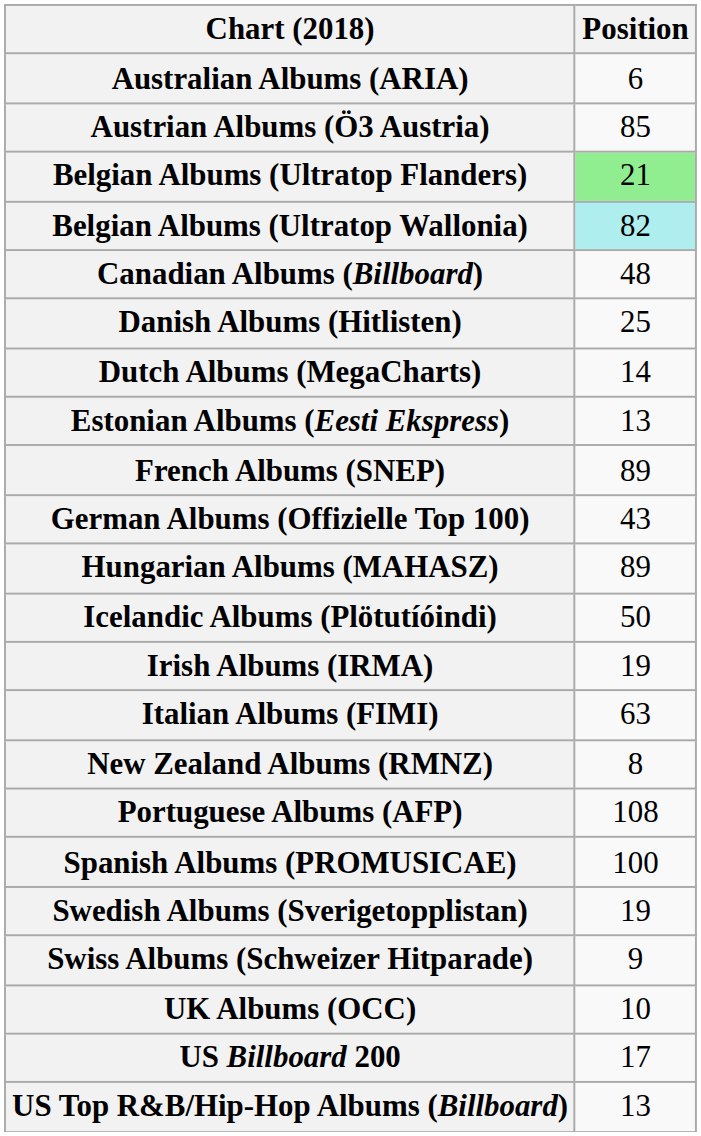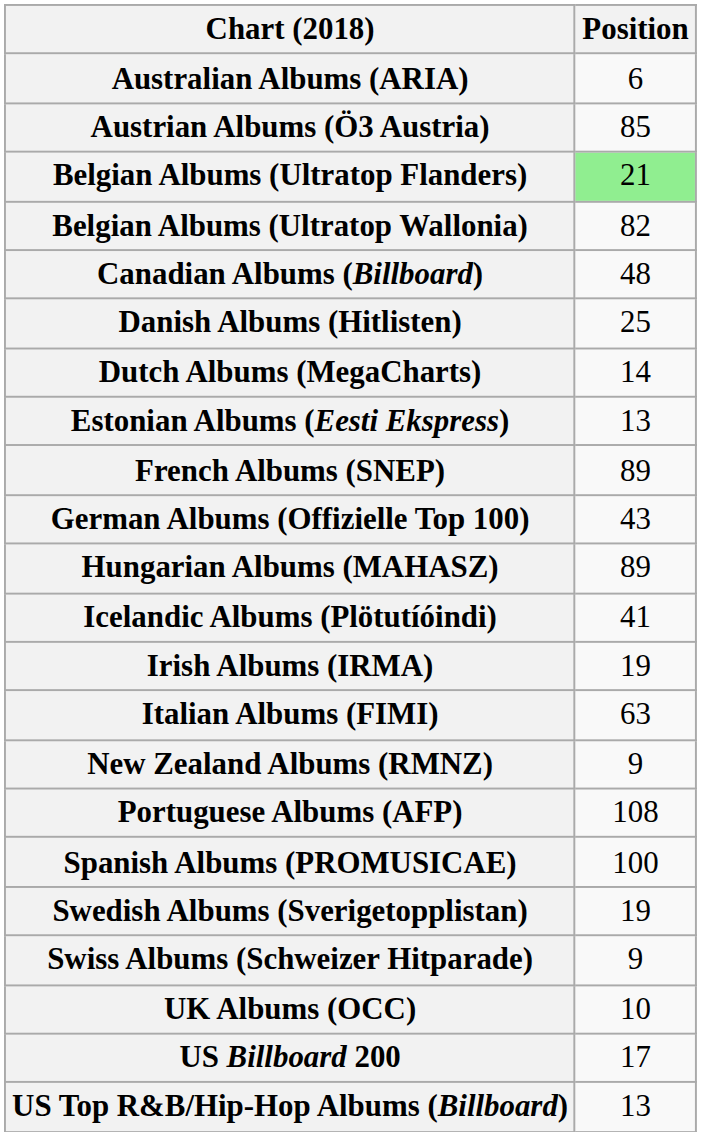(636, 224) paleturquoise background -> (636, 224) no background
(636, 616) 50 -> (636, 616) 41
(636, 763) 8 -> (636, 763) 9
